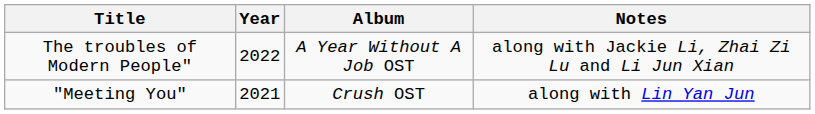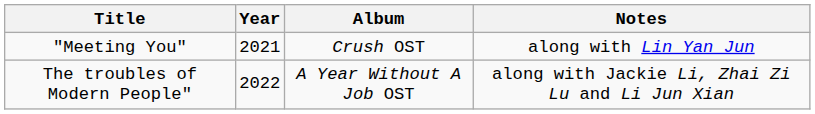rows swapped: (120, 94) <-> (120, 57)
